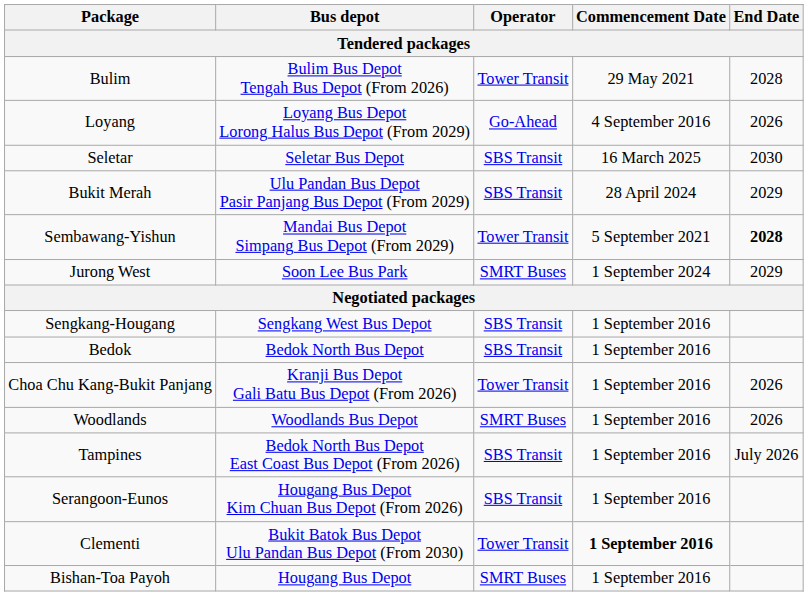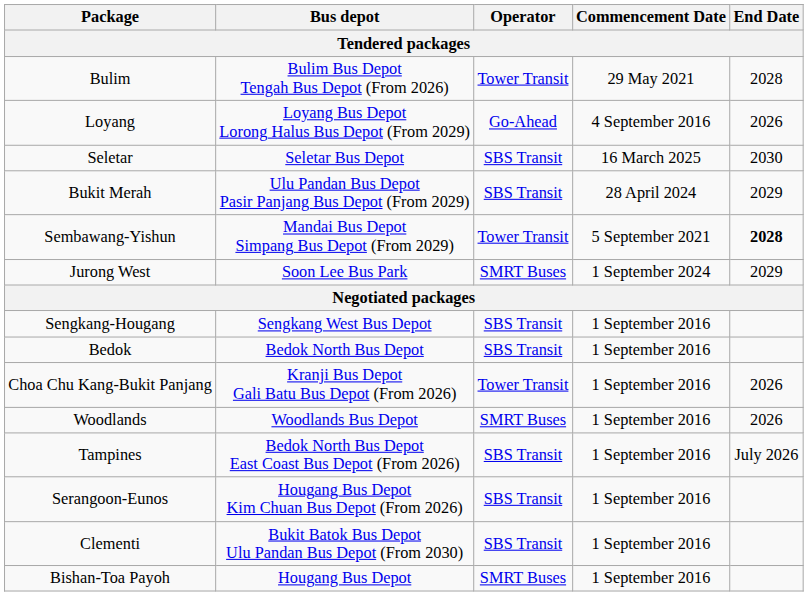(523, 543) Tower Transit -> (523, 543) SBS Transit
(651, 543) bold -> (651, 543) normal
